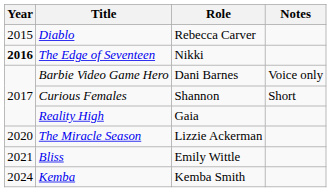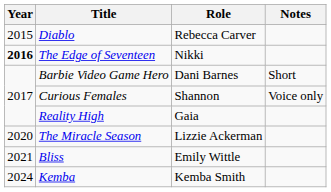(296, 75) Voice only -> (282, 75) Short
(282, 95) Short -> (296, 95) Voice only
